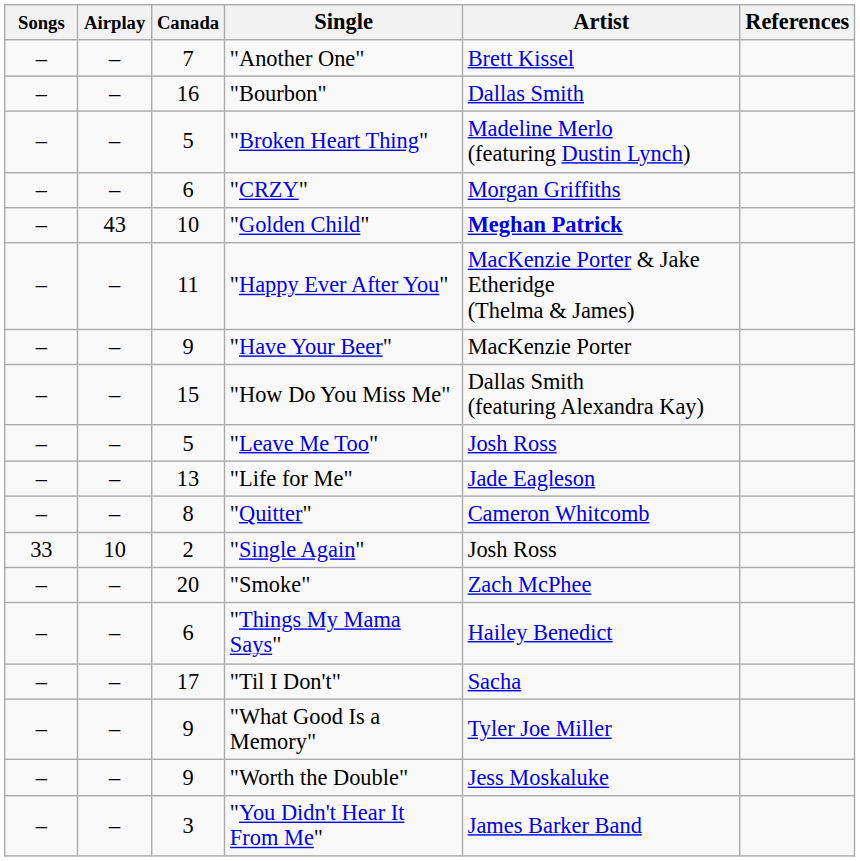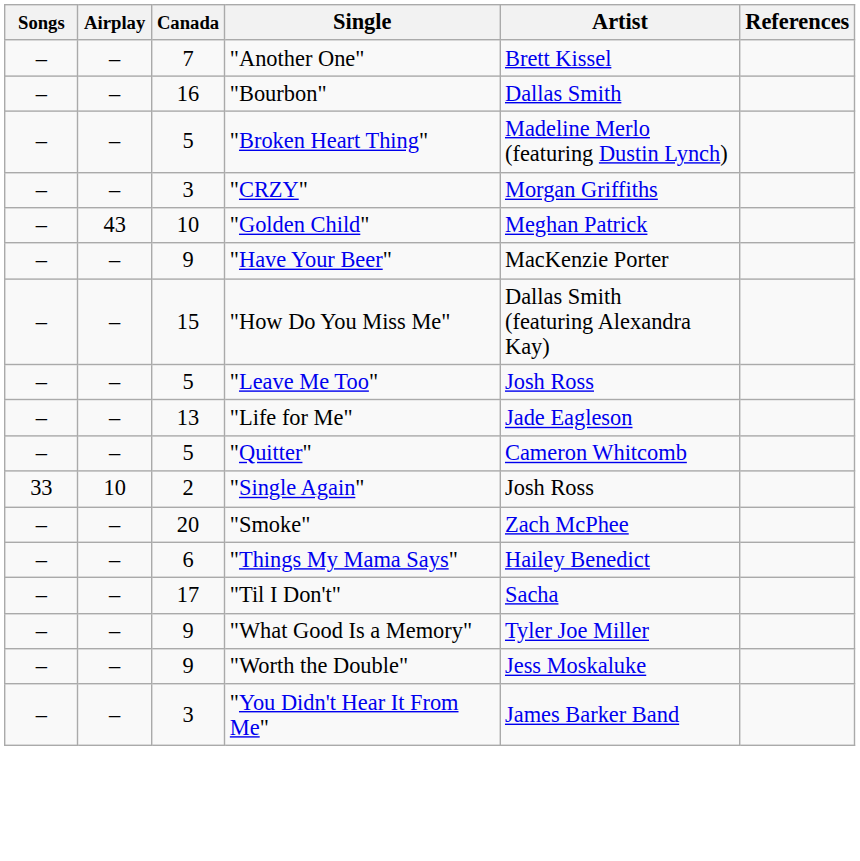(188, 189) 6 -> (188, 189) 3
(545, 225) bold -> (576, 225) normal
- row: (339, 285)
(188, 513) 8 -> (188, 453) 5
